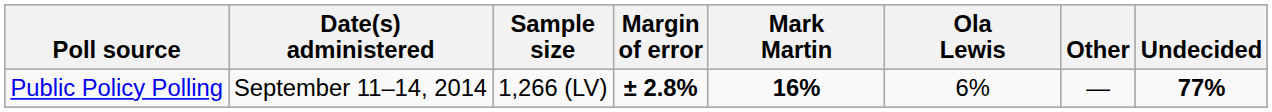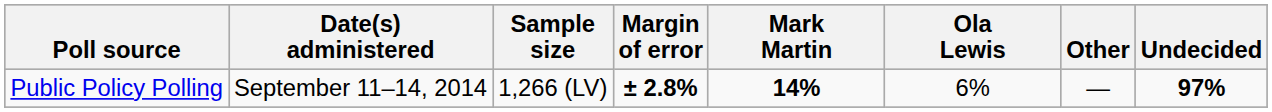(797, 88) 16% -> (797, 88) 14%
(1202, 88) 77% -> (1202, 88) 97%
